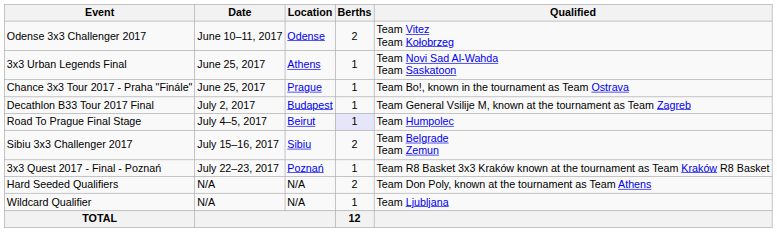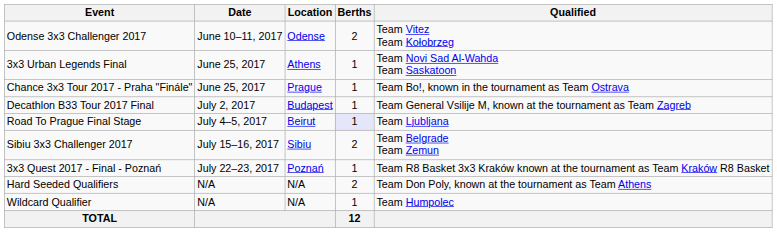(415, 122) Team Humpolec -> (413, 122) Team Ljubljana
(413, 202) Team Ljubljana -> (415, 202) Team Humpolec
